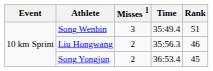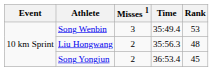(195, 29) 51 -> (195, 29) 53
(195, 44) 46 -> (195, 44) 48
